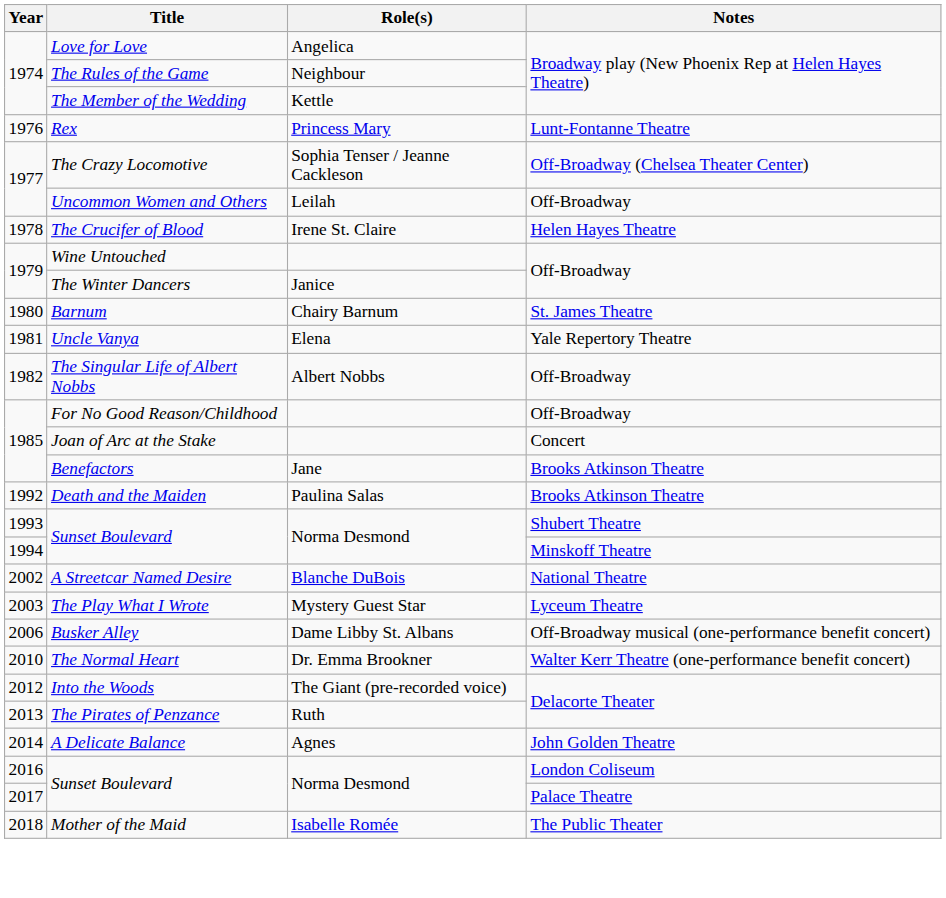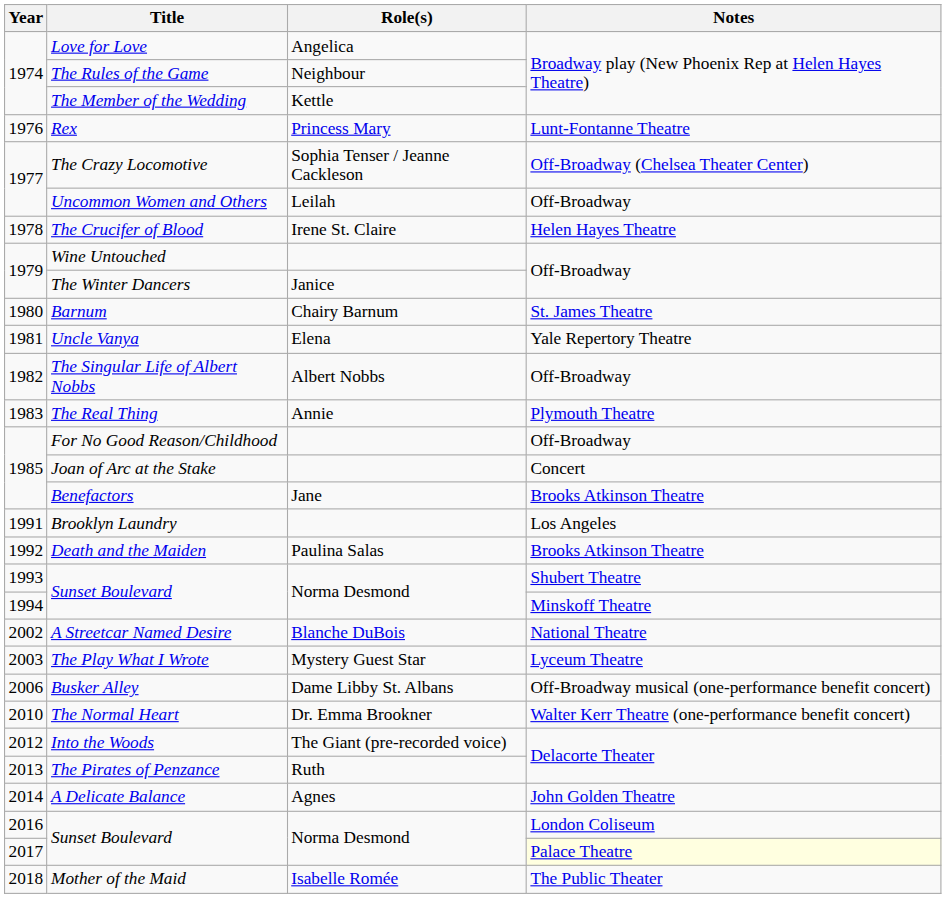+ row: (26, 413)
+ row: (26, 522)
(581, 797) no background -> (581, 851) lightyellow background
